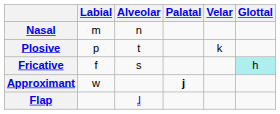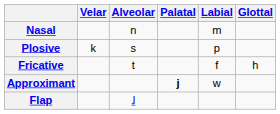columns swapped: (96, 13) <-> (220, 13)
(139, 48) t -> (133, 48) s
(139, 65) s -> (133, 65) t
(255, 65) paleturquoise background -> (255, 65) no background
